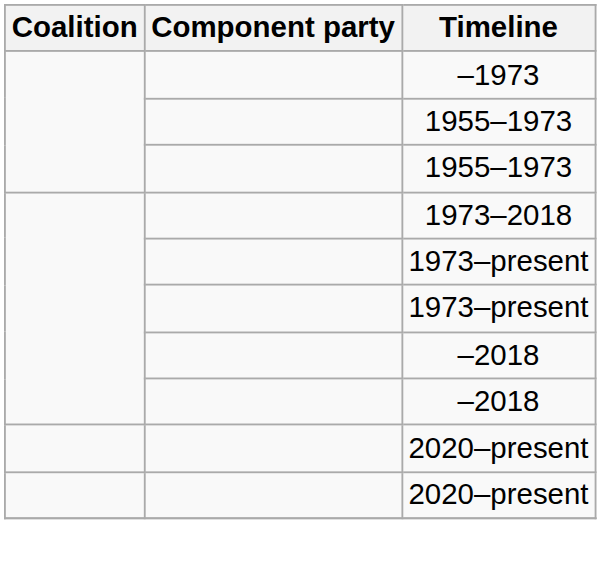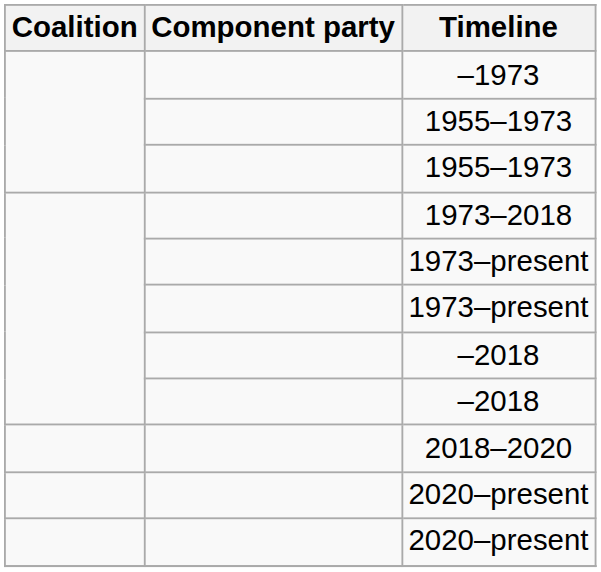+ row: (75, 448)
